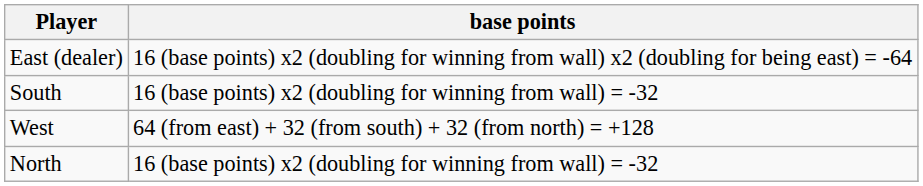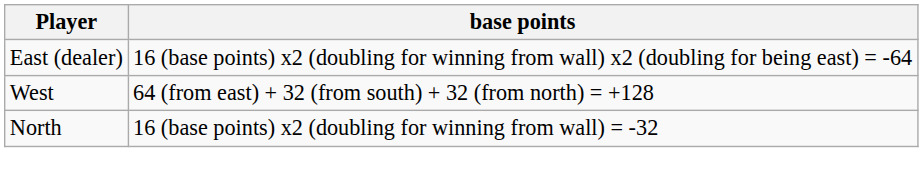- row: (36, 92)
